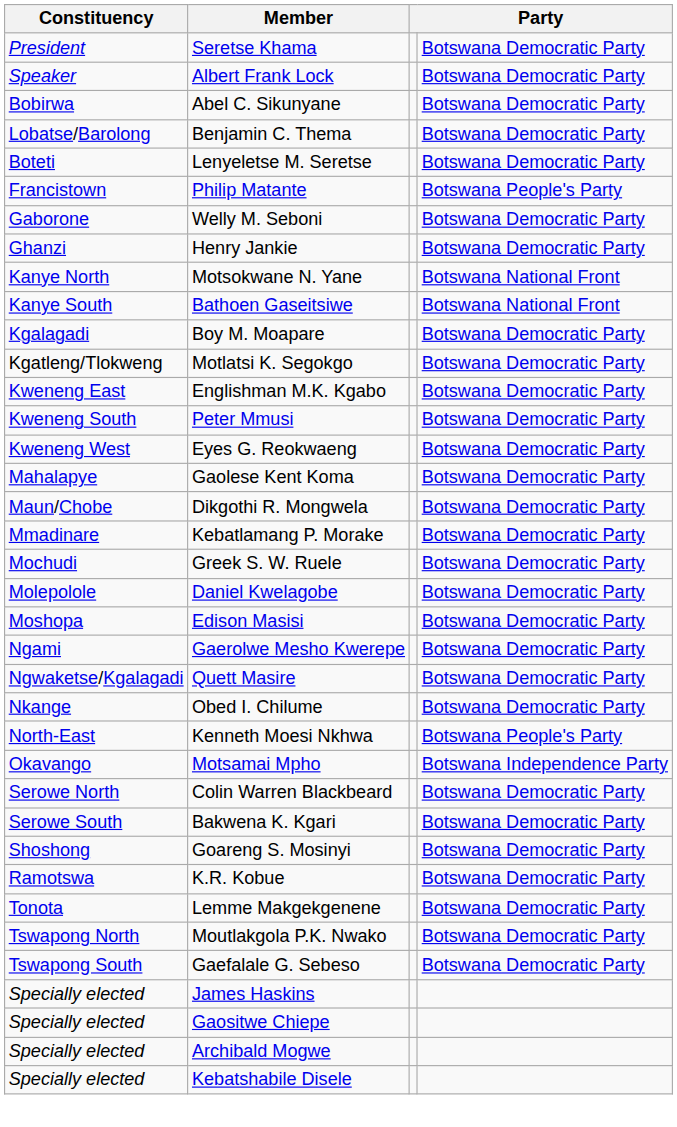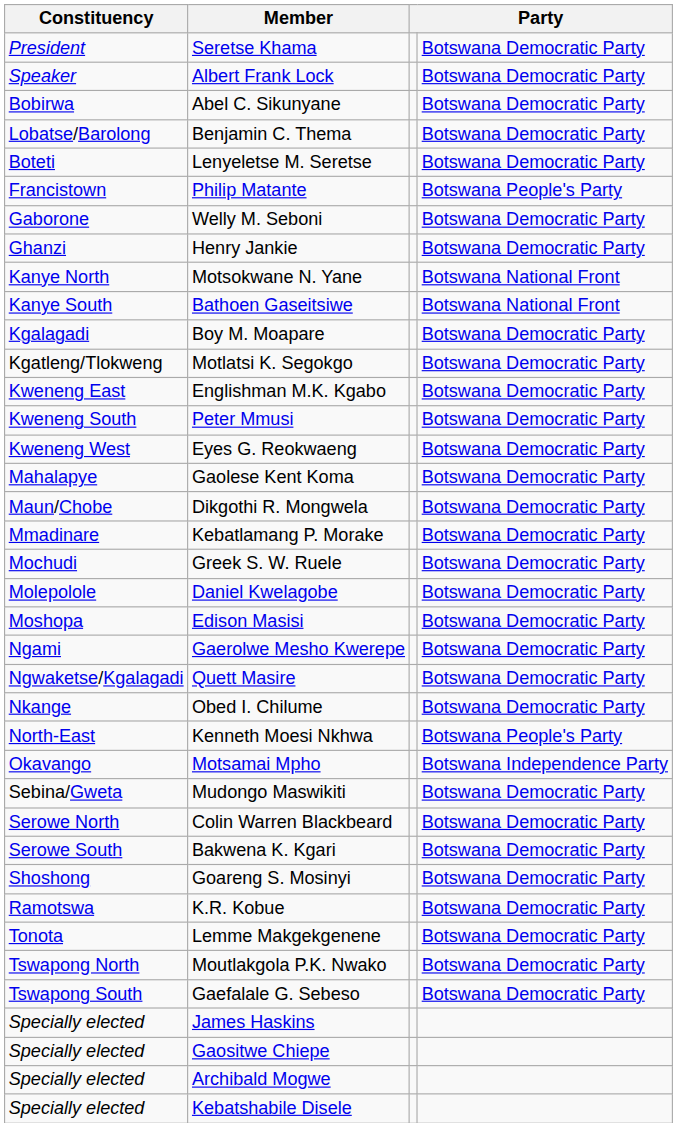+ row: (269, 793)
